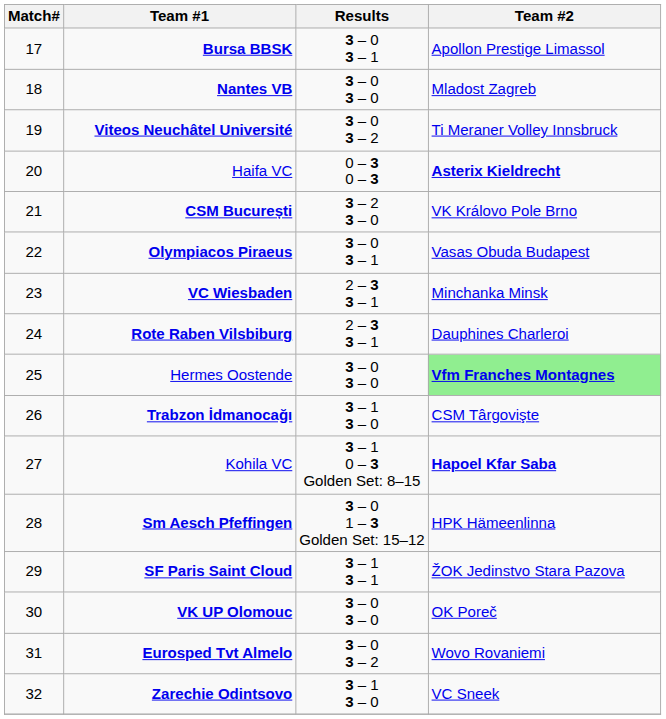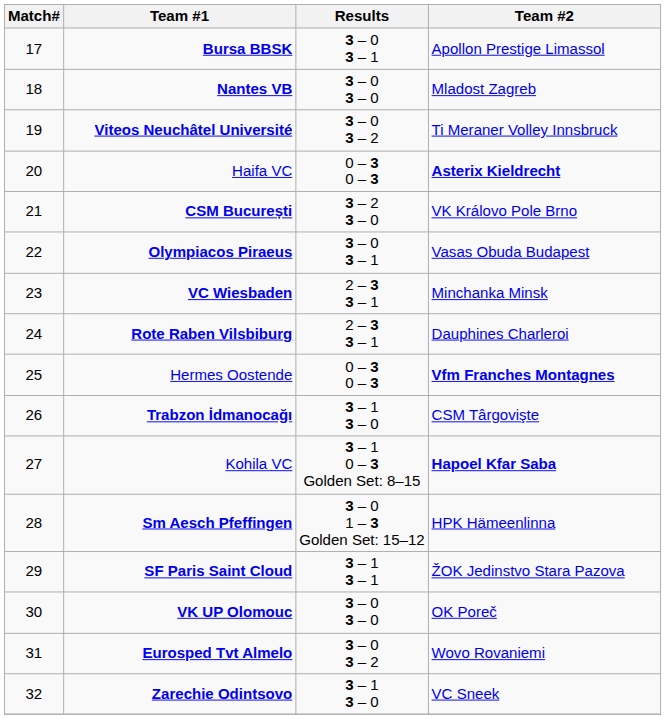(362, 374) 3 – 0 3 – 0 -> (362, 374) 0 – 3 0 – 3
(523, 374) lightgreen background -> (523, 374) no background
